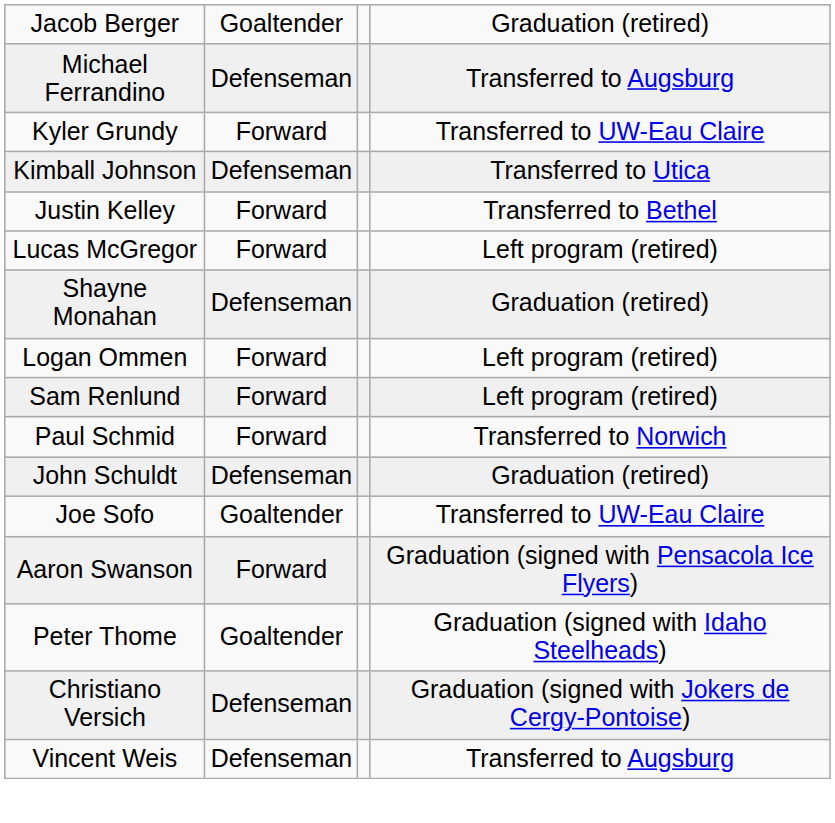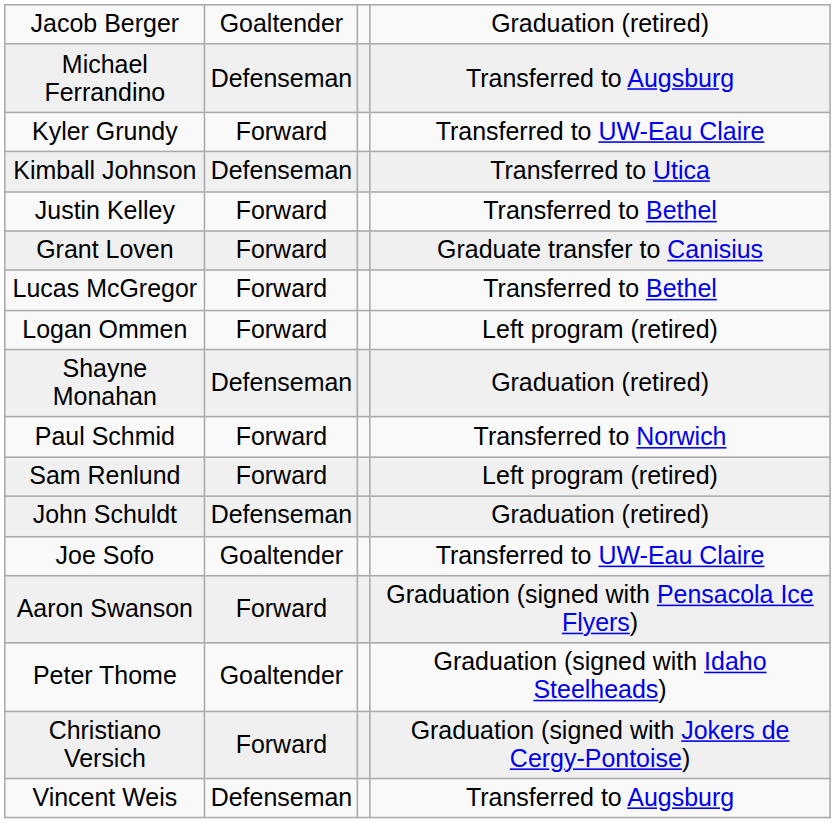+ row: (105, 250)
(600, 250) Left program (retired) -> (600, 289) Transferred to Bethel
rows swapped: (105, 303) <-> (105, 357)
rows swapped: (105, 397) <-> (105, 436)
(281, 704) Defenseman -> (281, 744) Forward
